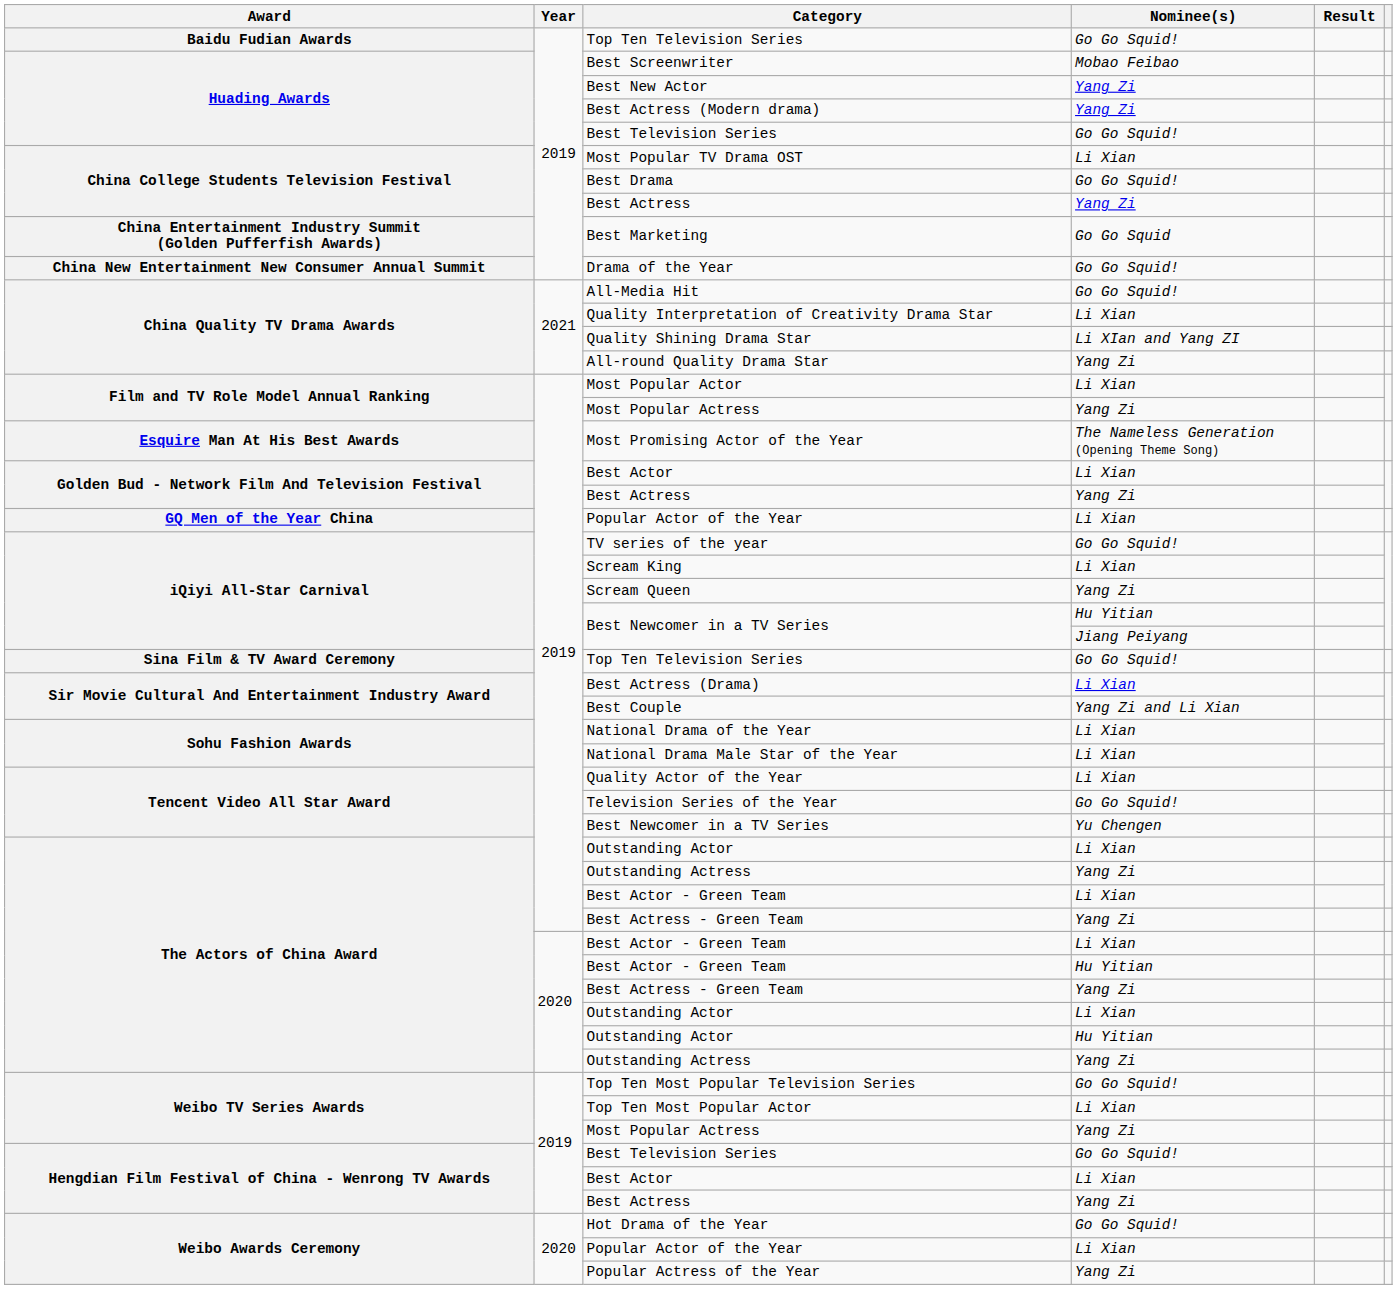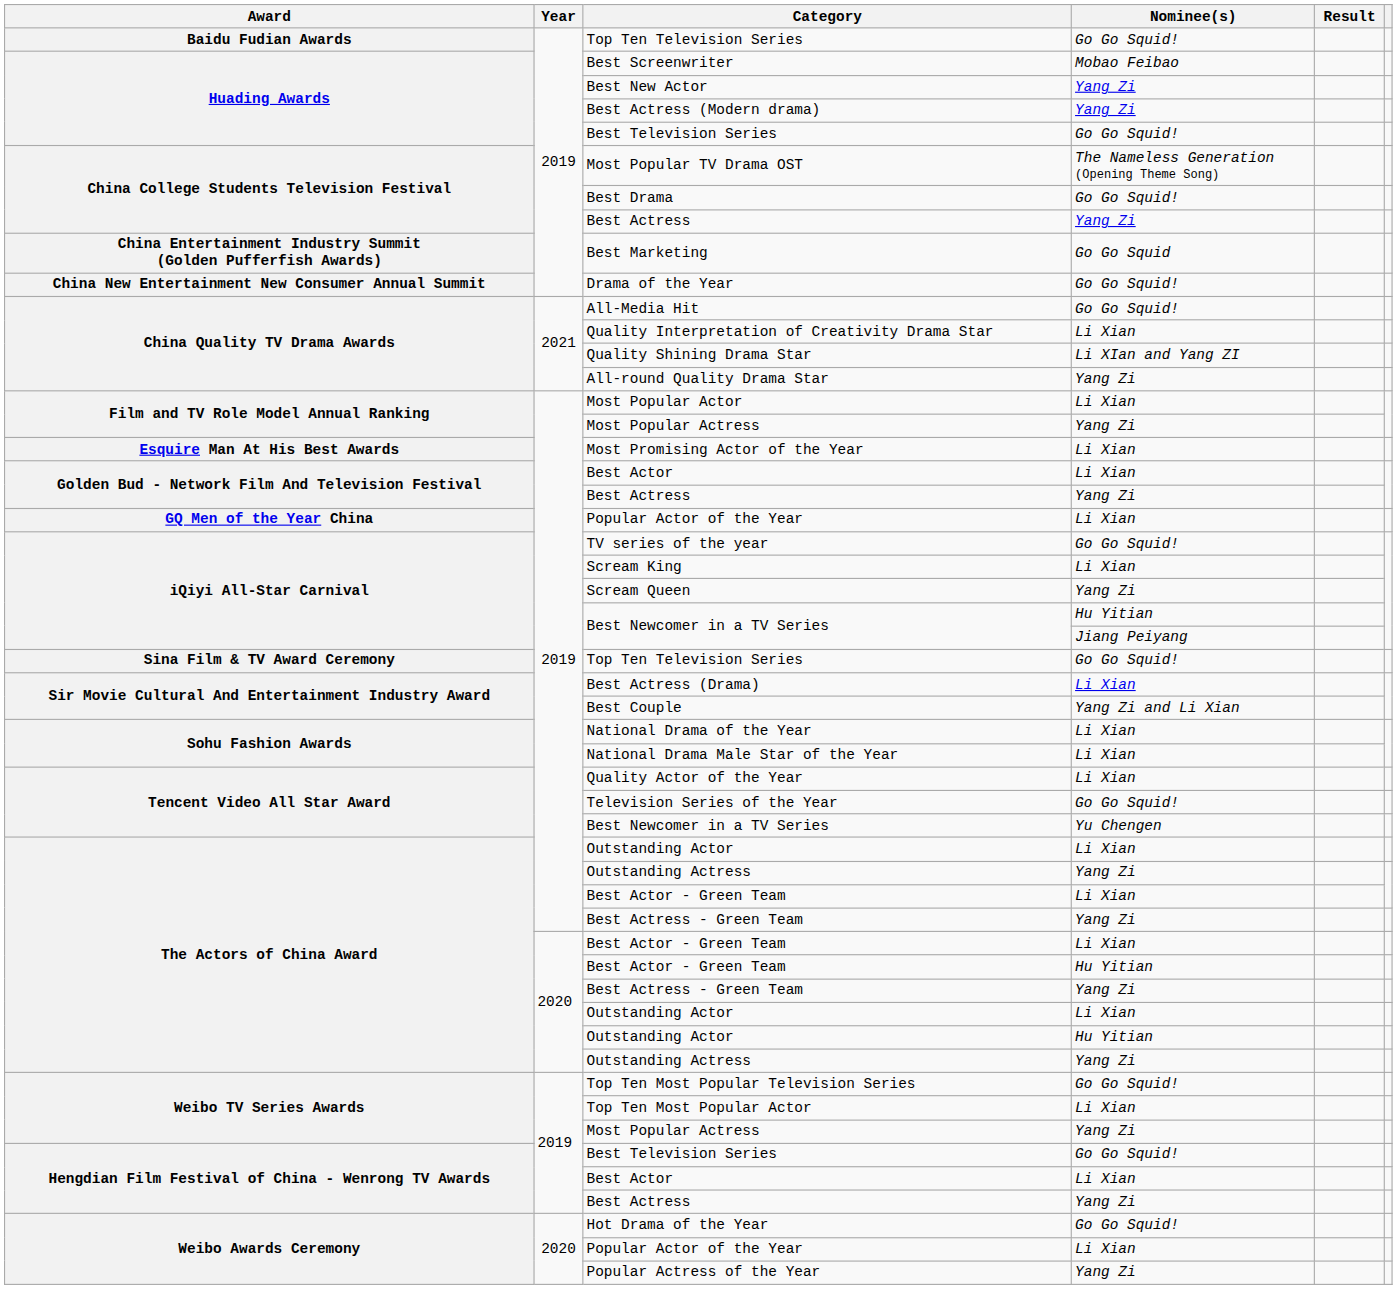(1105, 157) Li Xian -> (1175, 165) The Nameless Generation (Opening Theme Song)
(1175, 441) The Nameless Generation (Opening Theme Song) -> (1105, 449) Li Xian
